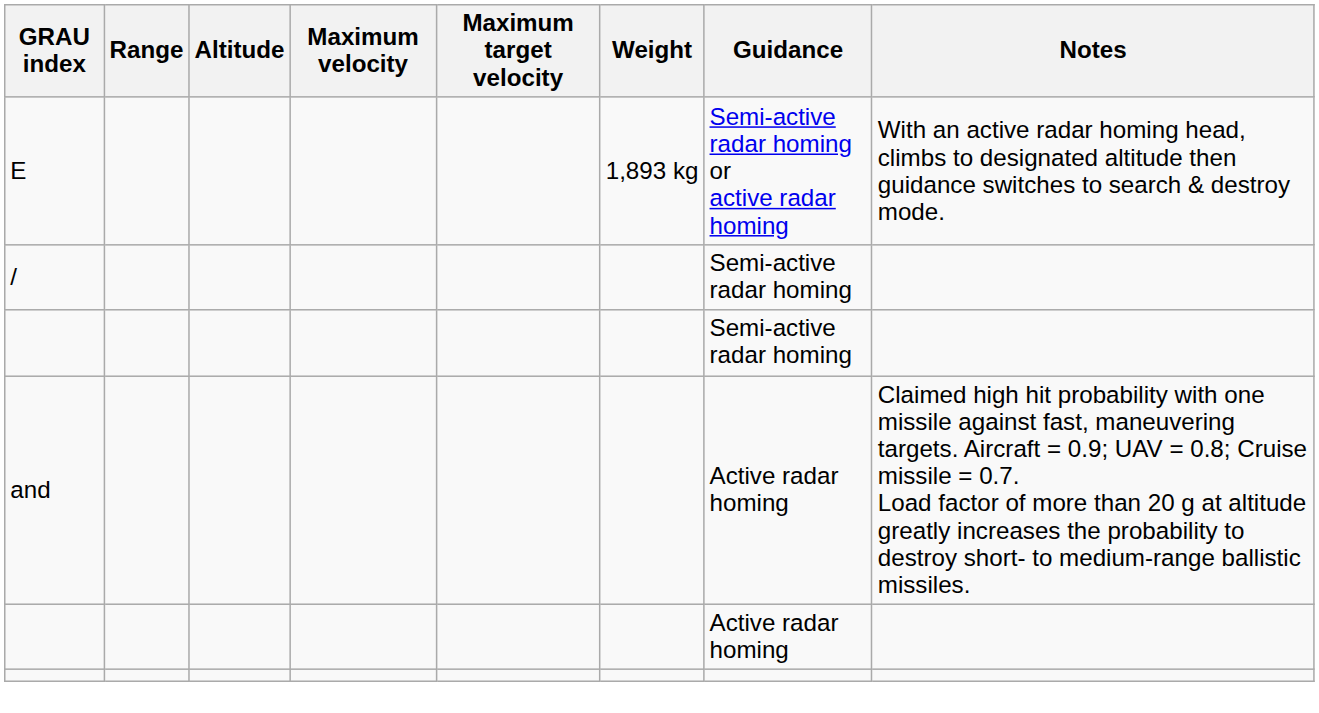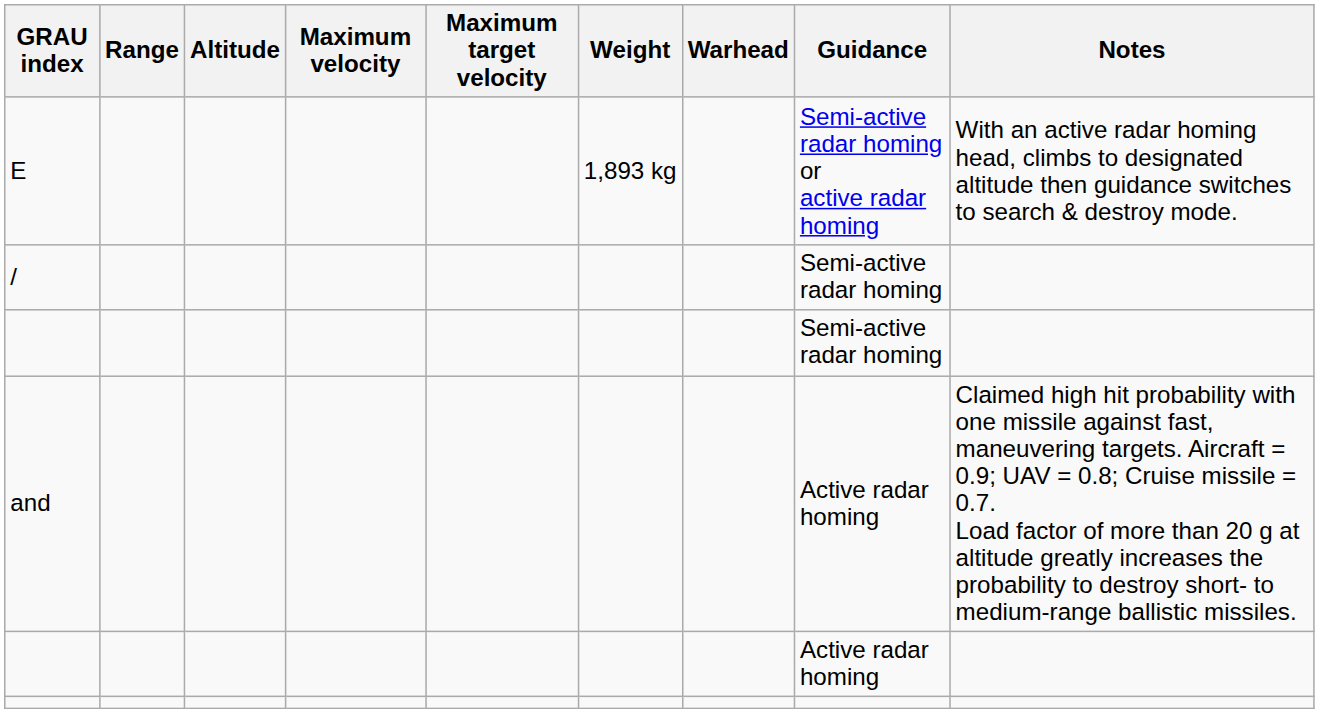+ column: (738, 50)
